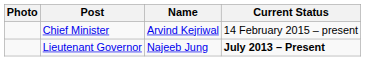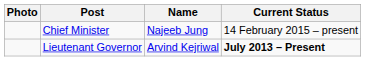(183, 30) Arvind Kejriwal -> (177, 30) Najeeb Jung
(177, 47) Najeeb Jung -> (183, 47) Arvind Kejriwal
